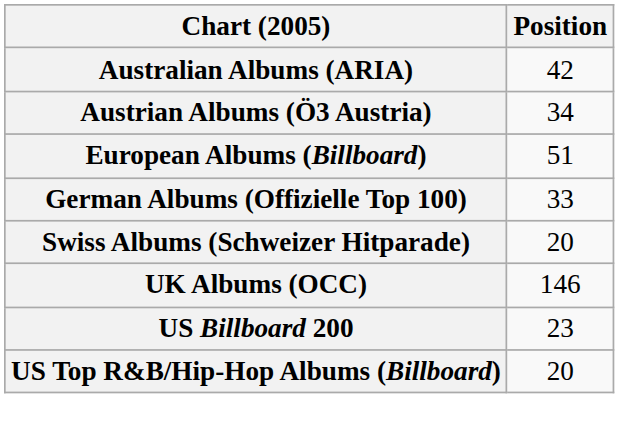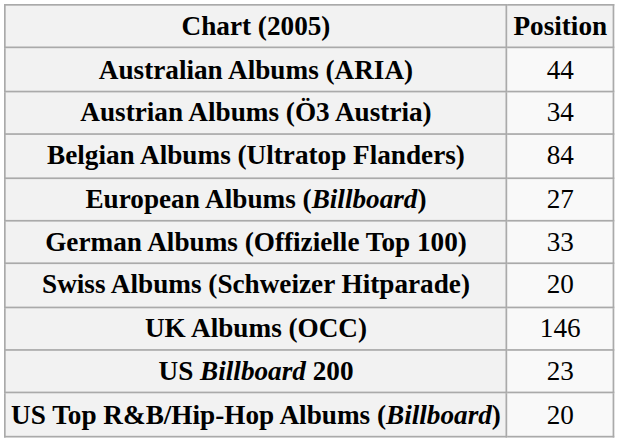(560, 69) 42 -> (560, 69) 44
+ row: (256, 155)
(560, 155) 51 -> (560, 198) 27
